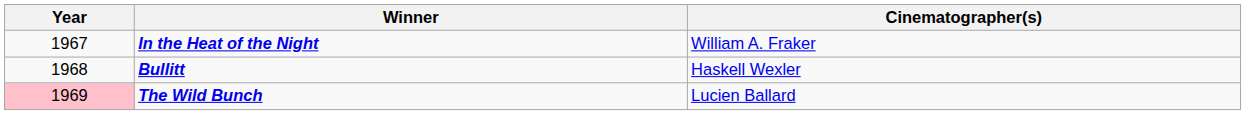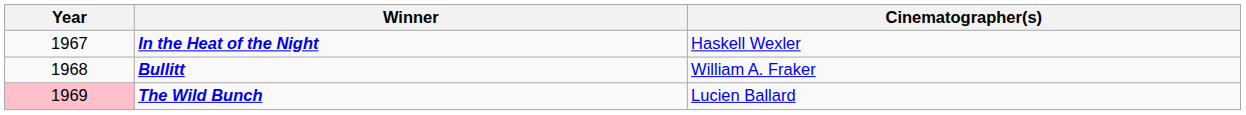(753, 43) William A. Fraker -> (746, 43) Haskell Wexler
(746, 69) Haskell Wexler -> (753, 69) William A. Fraker
